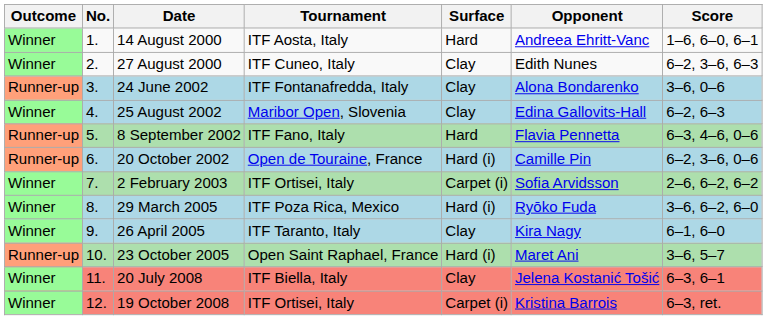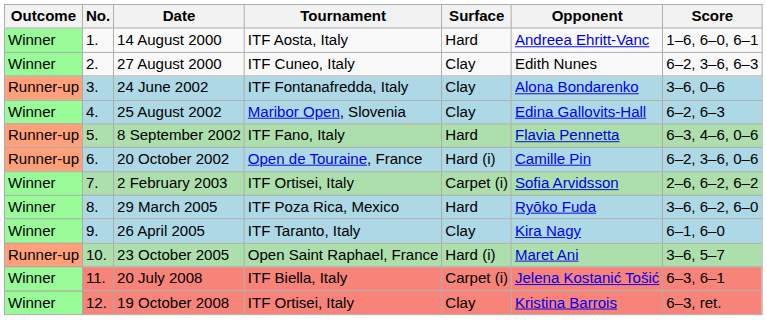(470, 207) Hard (i) -> (462, 207) Hard
(460, 278) Clay -> (477, 278) Carpet (i)
(477, 302) Carpet (i) -> (460, 302) Clay
